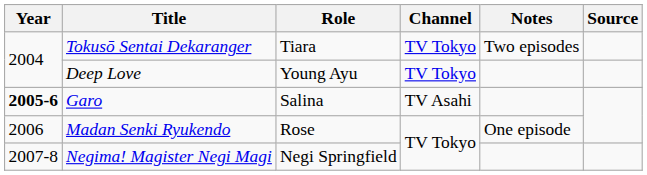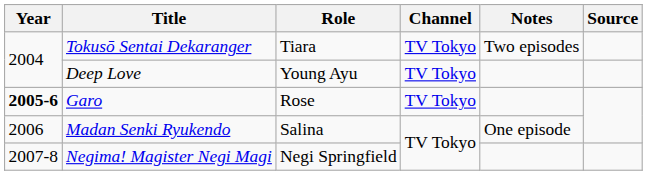(302, 101) Salina -> (297, 101) Rose
(438, 101) TV Asahi -> (440, 101) TV Tokyo
(297, 128) Rose -> (302, 128) Salina
